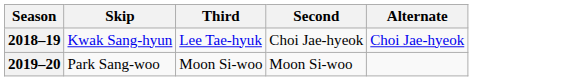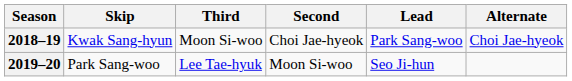+ column: (416, 16)
(221, 40) Lee Tae-hyuk -> (221, 40) Moon Si-woo
(221, 64) Moon Si-woo -> (221, 64) Lee Tae-hyuk
